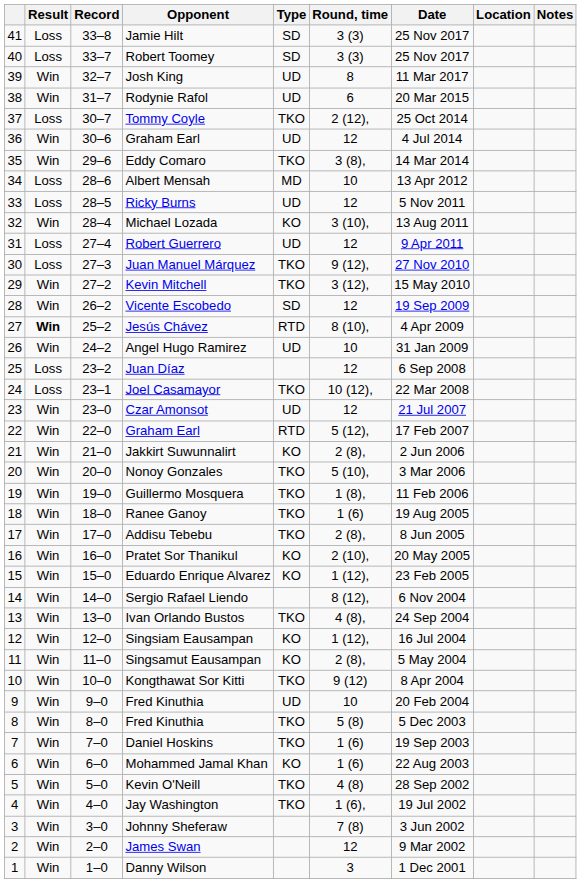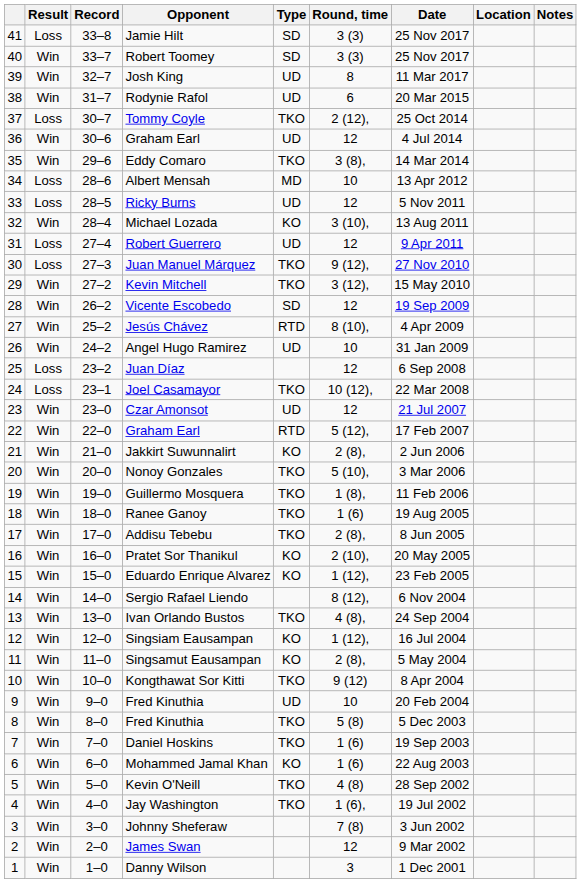(48, 56) Loss -> (48, 56) Win
(48, 327) bold -> (48, 327) normal
